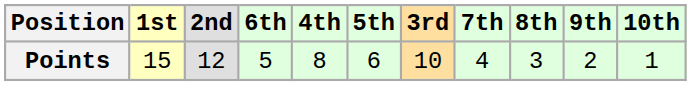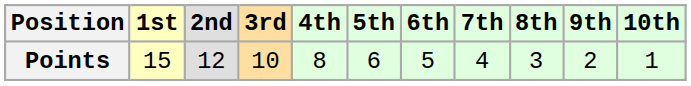columns swapped: (428, 24) <-> (265, 24)
